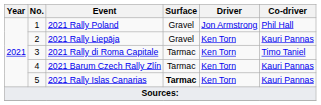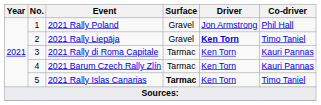(219, 38) normal -> (220, 38) bold
(288, 38) Kauri Pannas -> (284, 38) Timo Taniel
(284, 52) Timo Taniel -> (288, 52) Kauri Pannas
(288, 79) Kauri Pannas -> (284, 79) Timo Taniel
